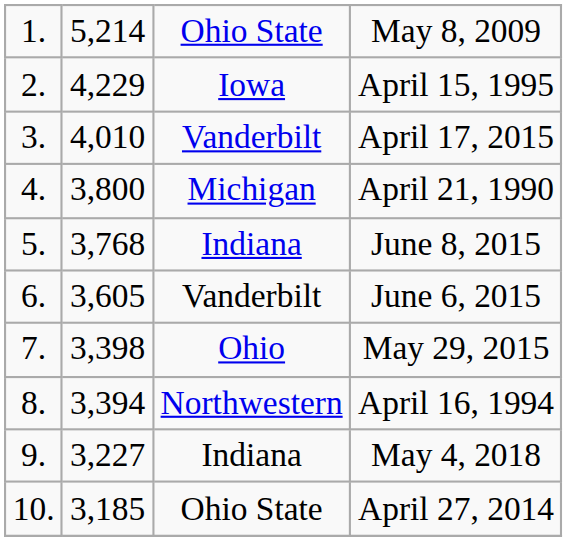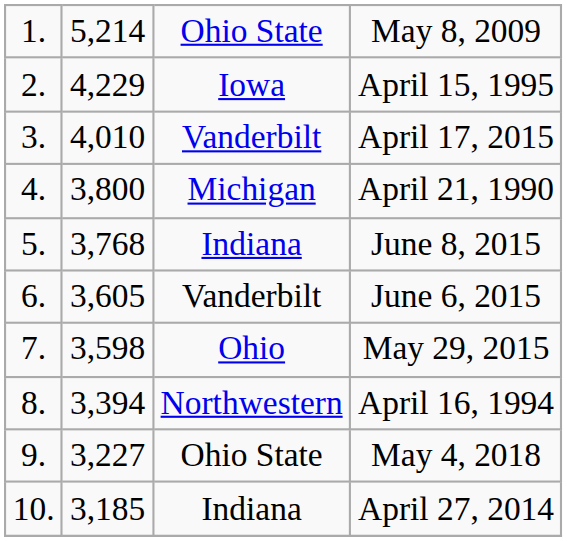(108, 349) 3,398 -> (108, 349) 3,598
(252, 455) Indiana -> (252, 455) Ohio State
(252, 508) Ohio State -> (252, 508) Indiana
